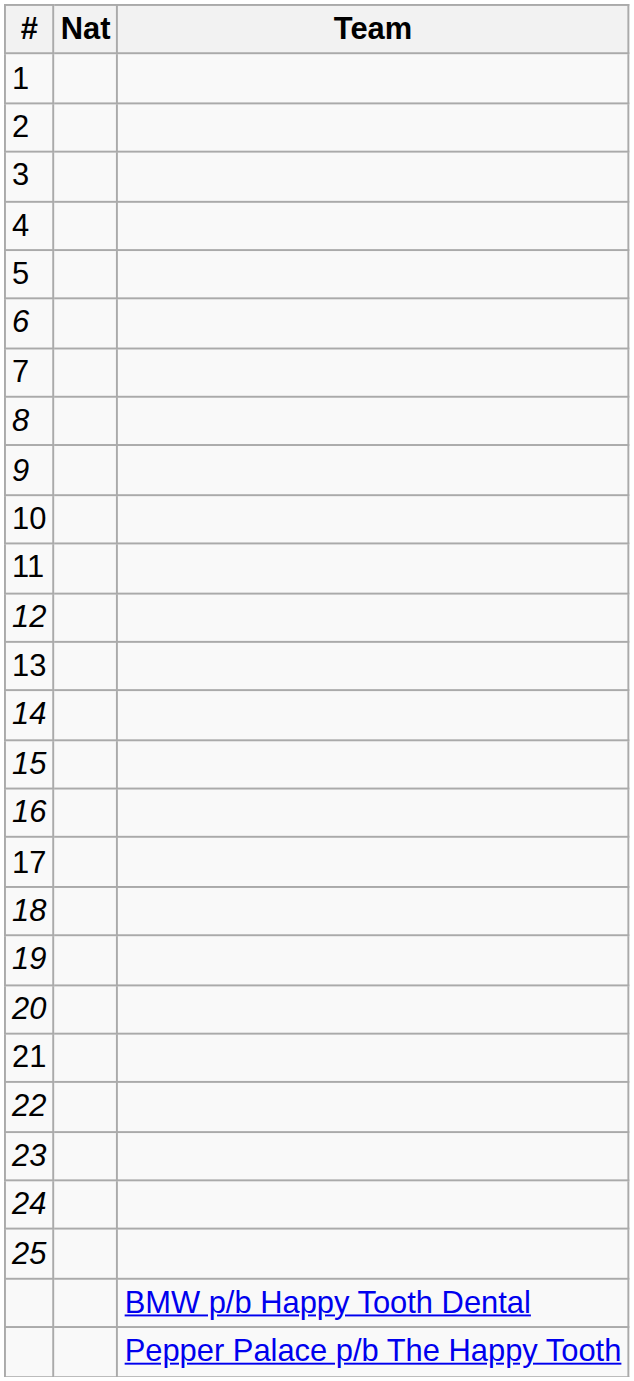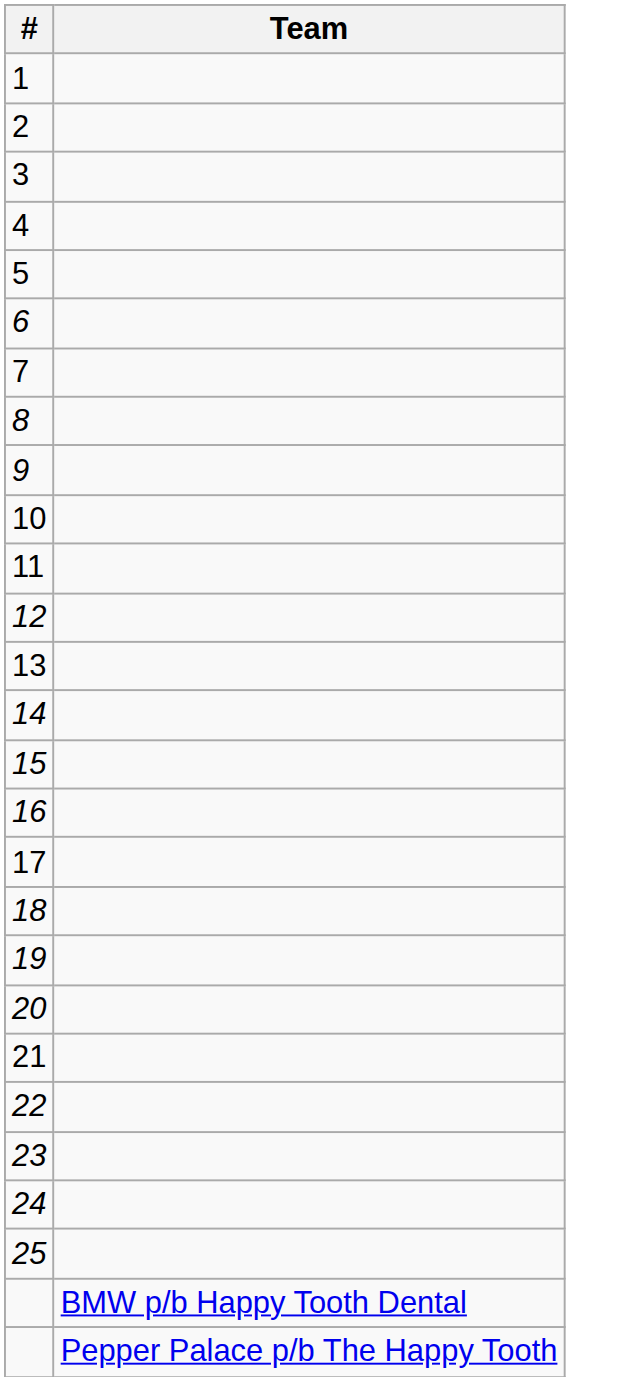- column: (86, 28)
